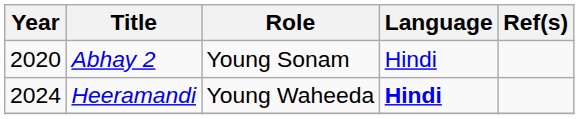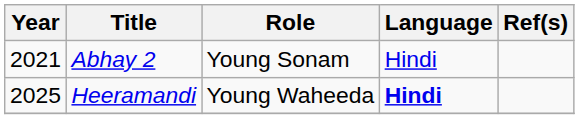(35, 58) 2020 -> (35, 58) 2021
(35, 95) 2024 -> (35, 95) 2025
